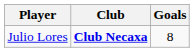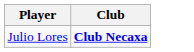- column: (170, 15)
